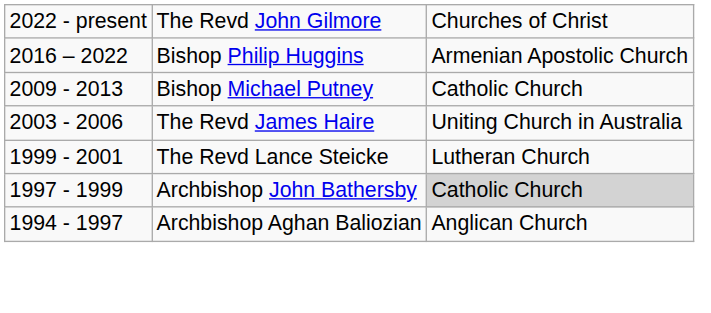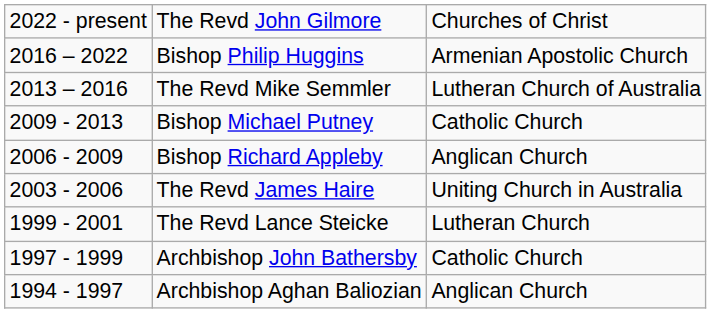+ row: (274, 88)
+ row: (270, 156)
(507, 190) lightgrey background -> (507, 257) no background
